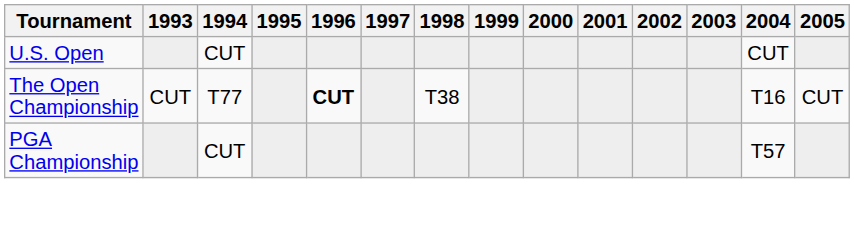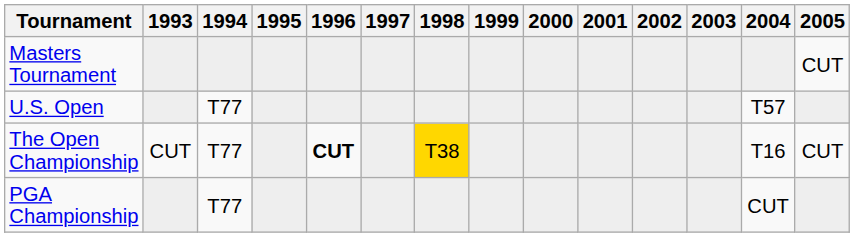+ row: (63, 64)
(225, 53) CUT -> (225, 107) T77
(768, 53) CUT -> (768, 107) T57
(442, 96) no background -> (442, 151) gold background
(225, 151) CUT -> (225, 205) T77
(768, 151) T57 -> (768, 205) CUT
